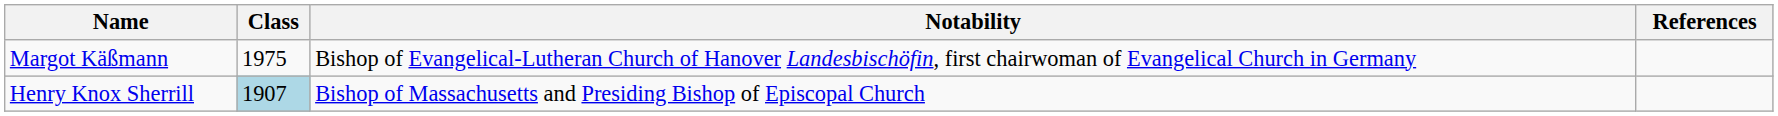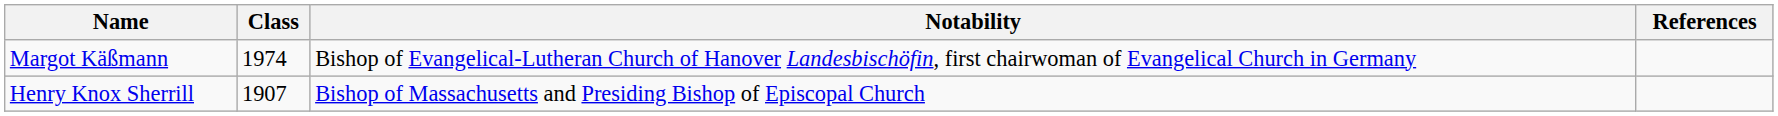(264, 57) 1975 -> (264, 57) 1974
(264, 93) lightblue background -> (264, 93) no background
